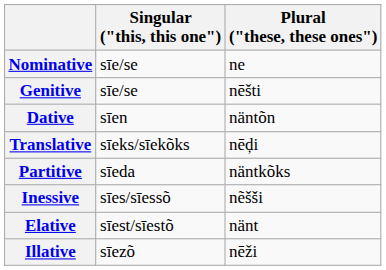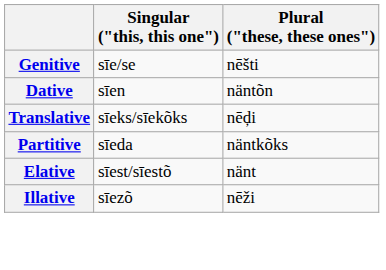- row: (50, 63)
- row: (50, 198)
